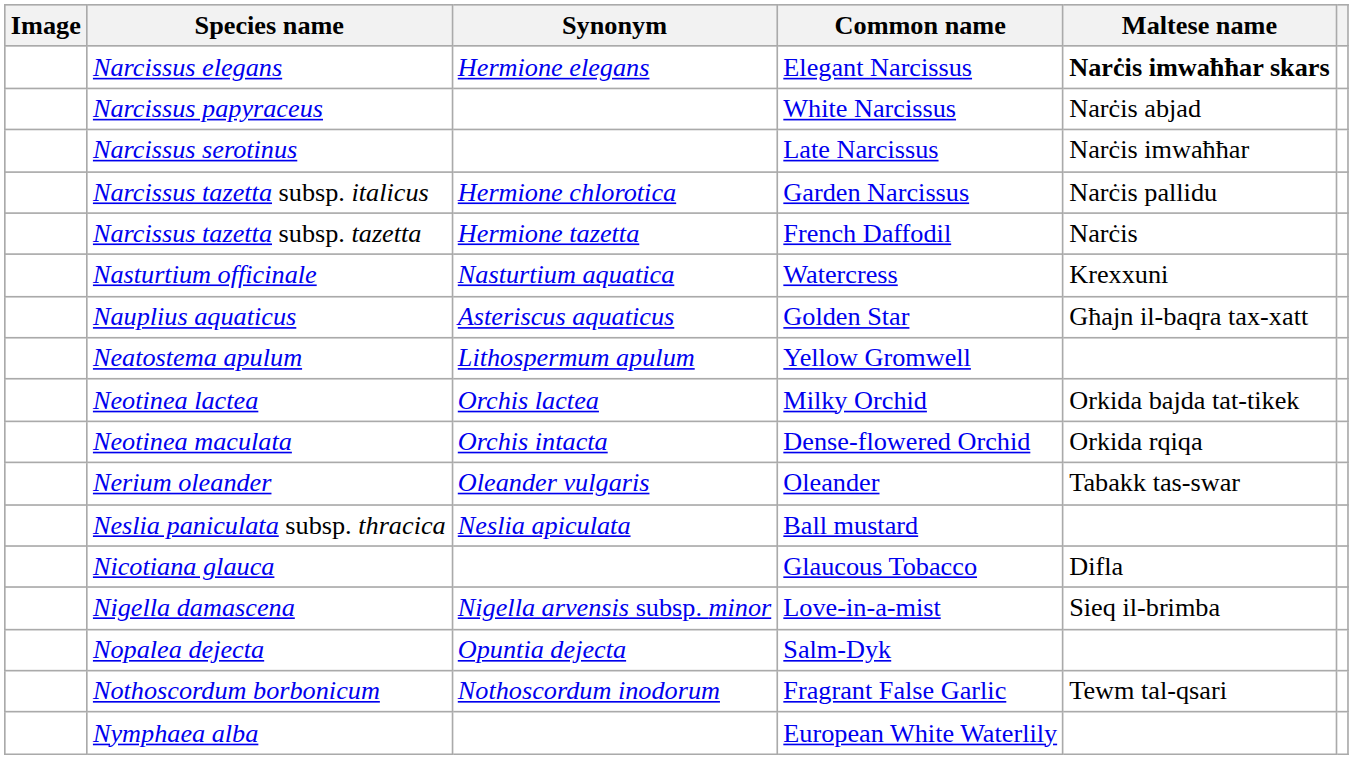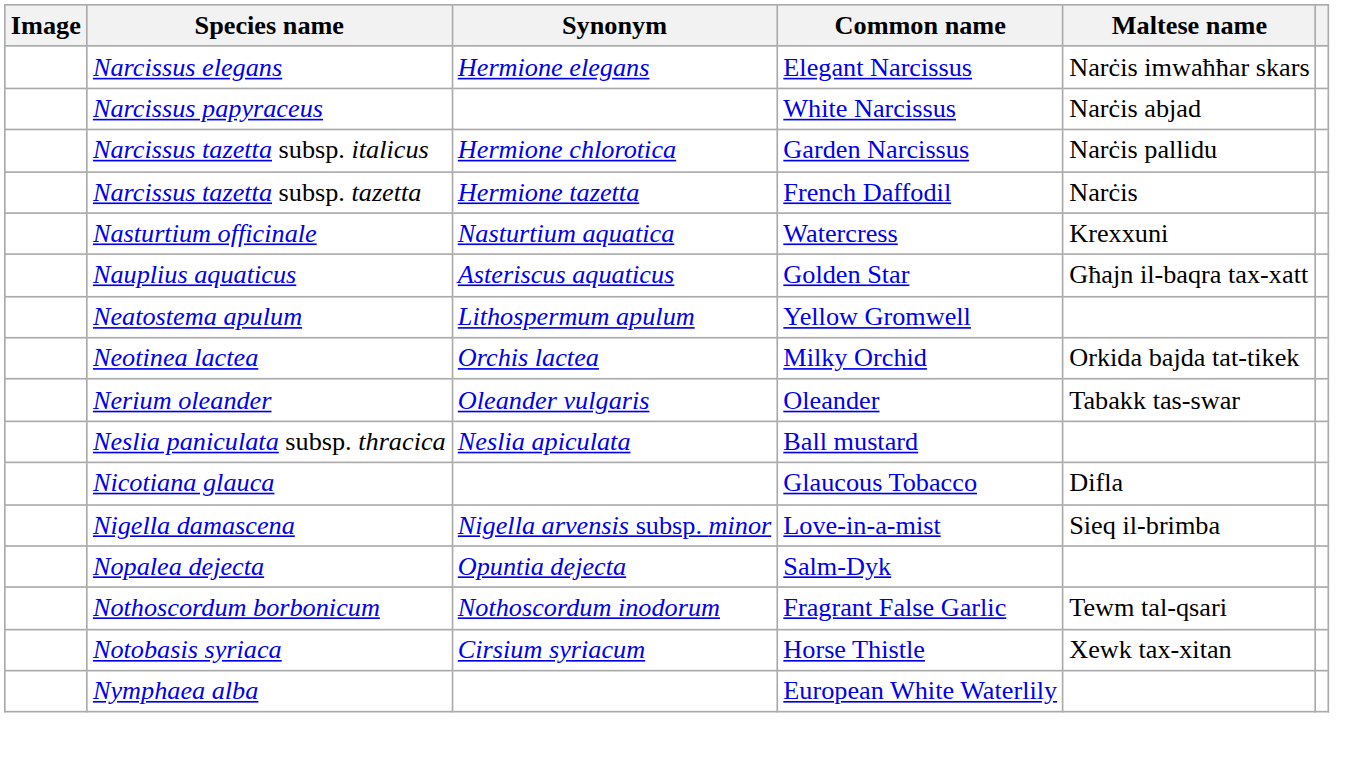(1199, 66) bold -> (1189, 66) normal
- row: (195, 150)
- row: (192, 441)
+ row: (187, 649)
